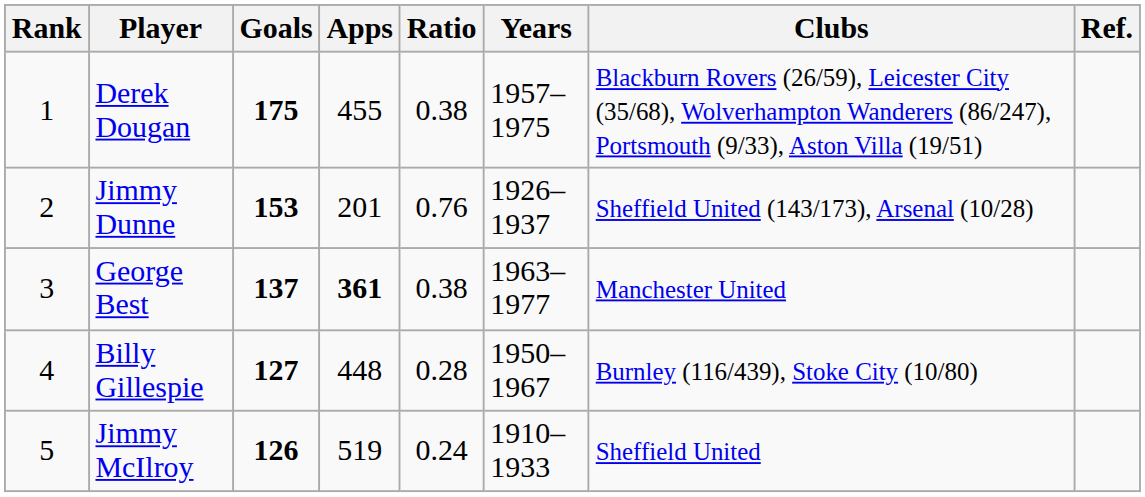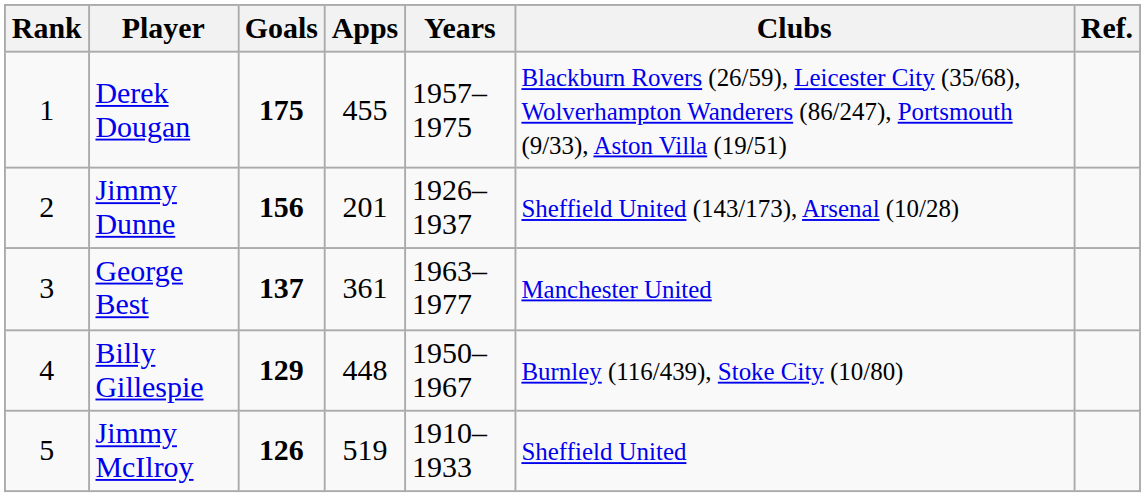- column: (442, 28)
(276, 207) 153 -> (281, 207) 156
(360, 288) bold -> (365, 288) normal
(276, 369) 127 -> (281, 369) 129
